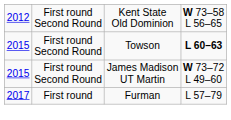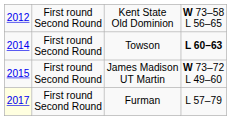(18, 46) 2015 -> (18, 46) 2014
(18, 95) no background -> (18, 101) lightyellow background
(68, 95) First round -> (68, 101) First round Second Round
